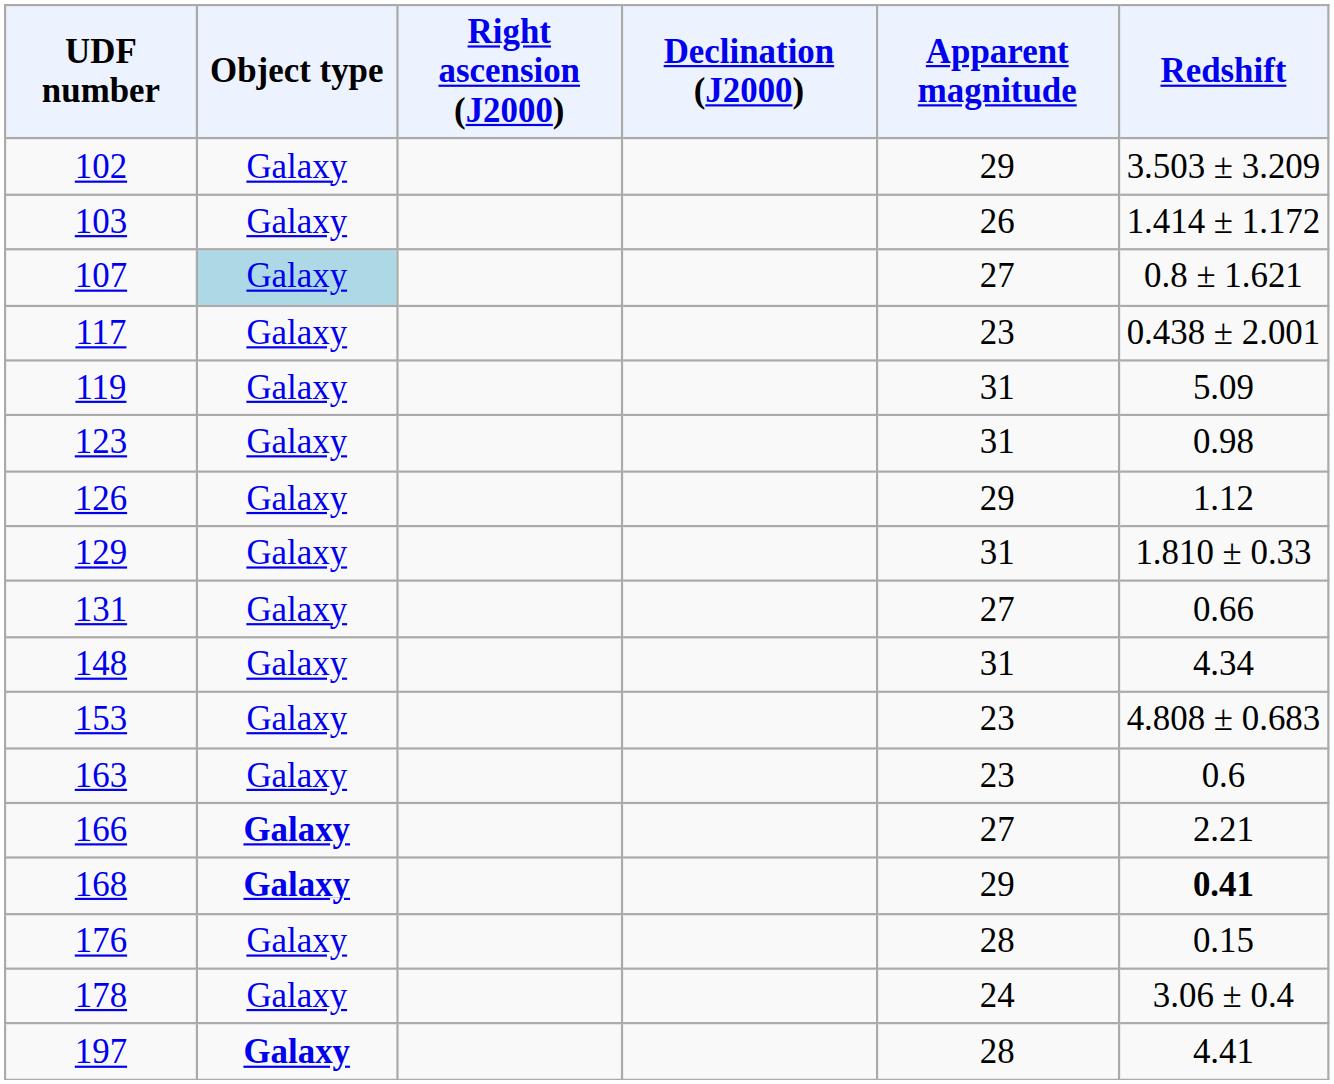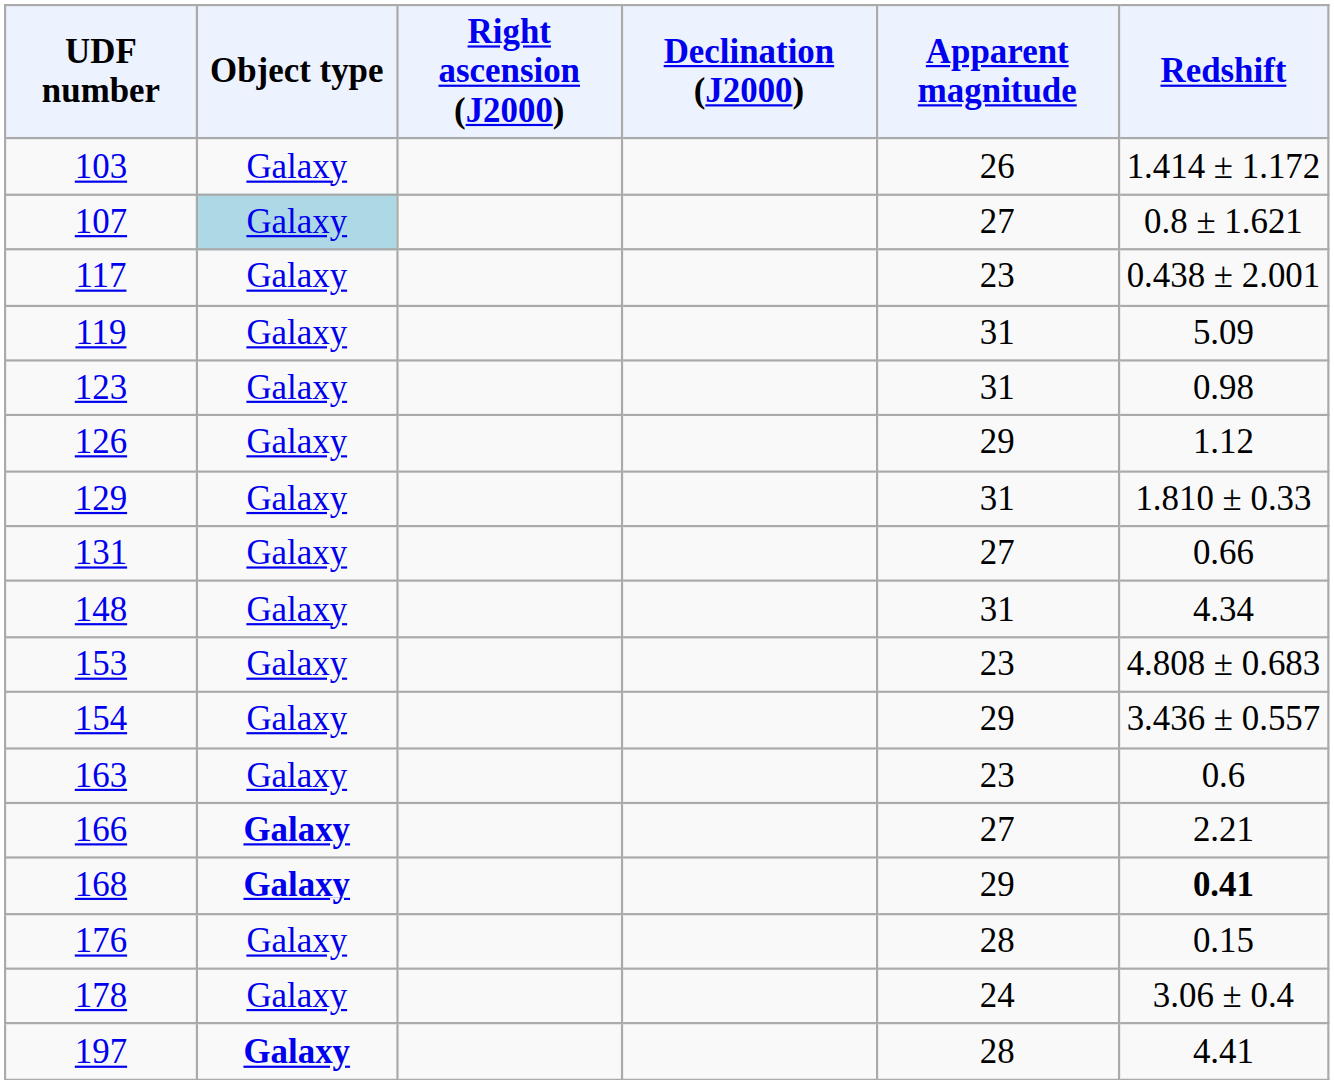- row: (101, 165)
+ row: (101, 719)
